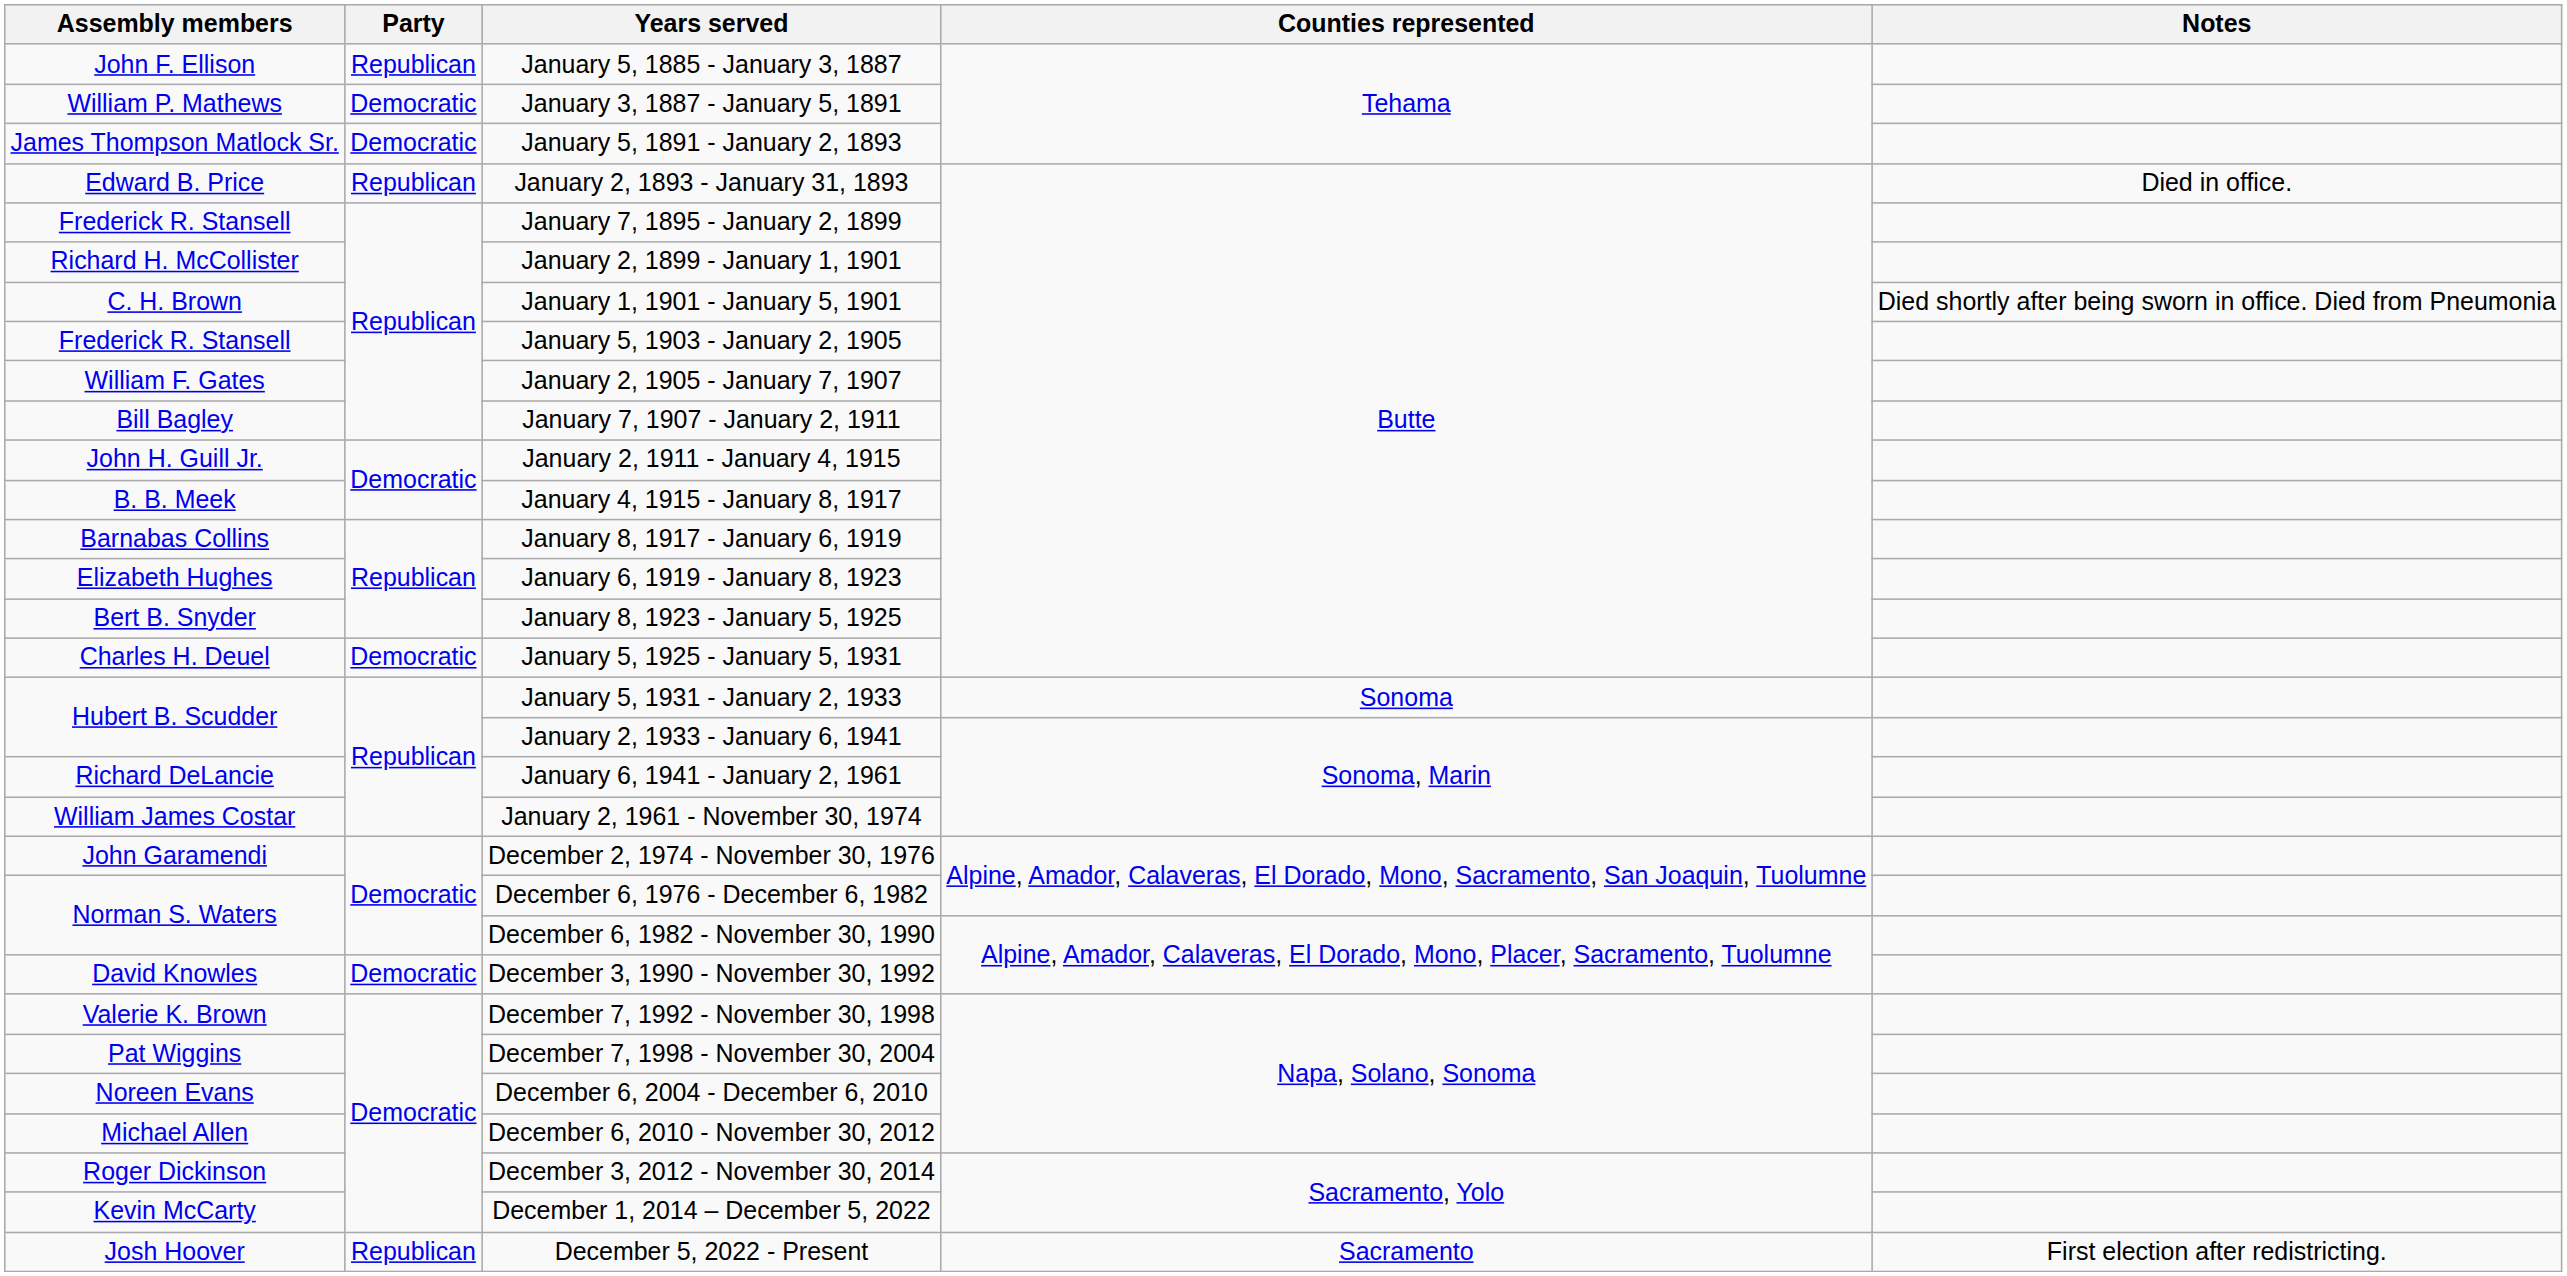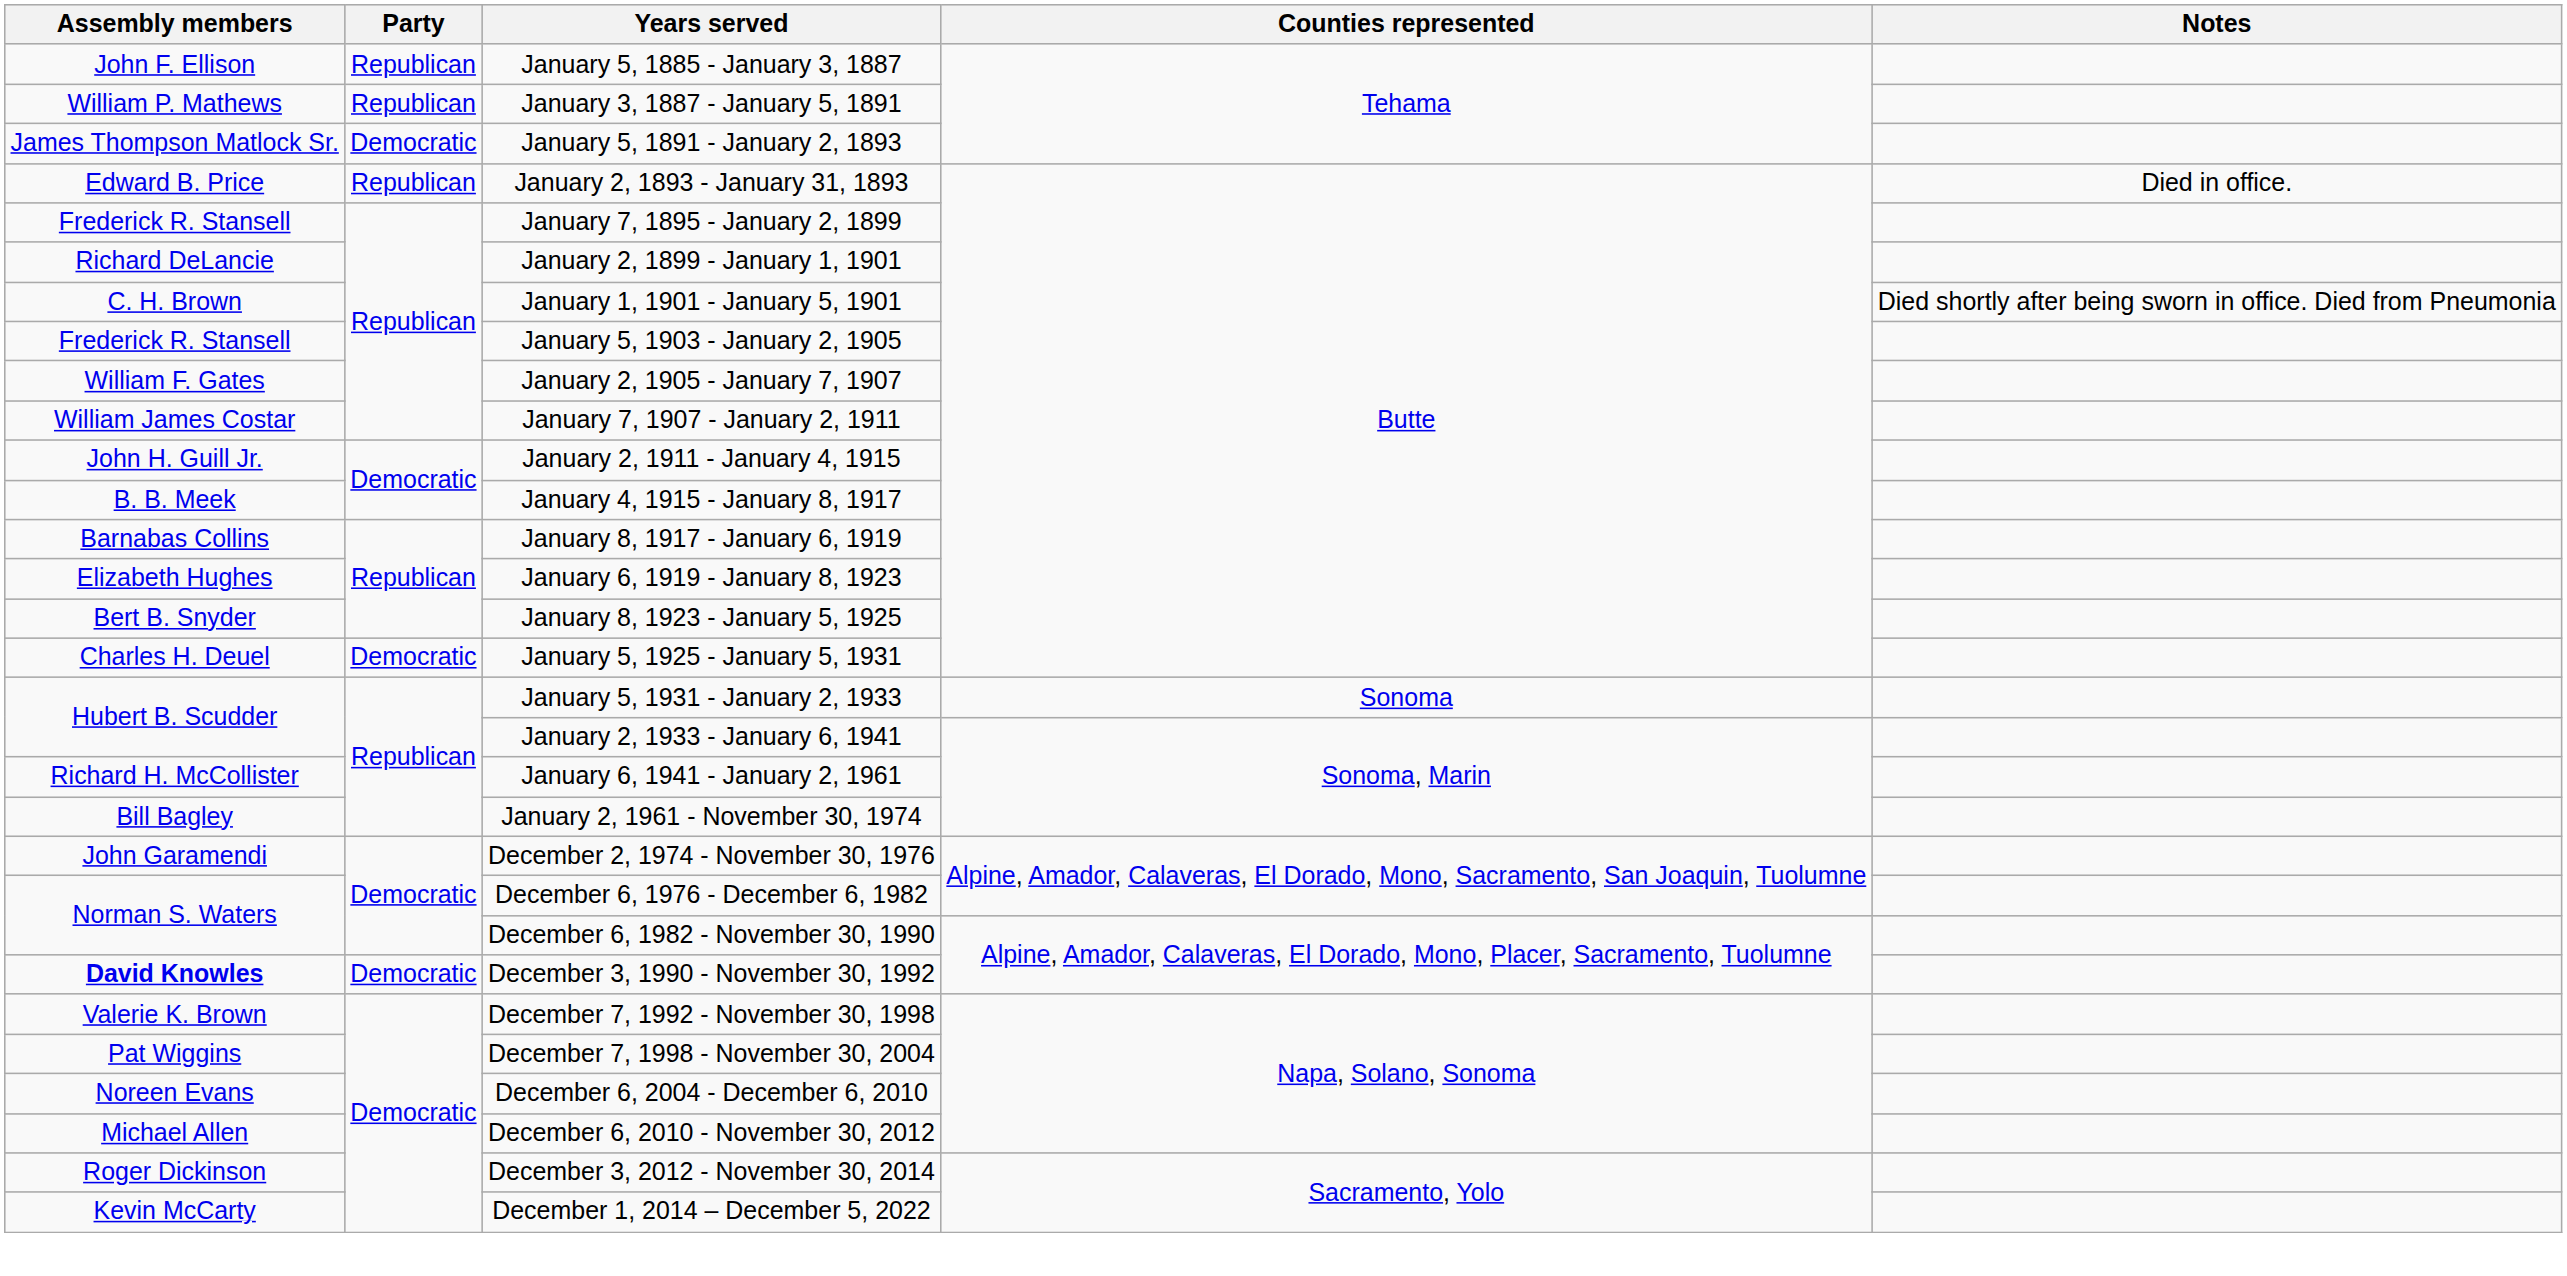(413, 103) Democratic -> (413, 103) Republican
(175, 261) Richard H. McCollister -> (175, 261) Richard DeLancie
(175, 420) Bill Bagley -> (175, 420) William James Costar
(175, 776) Richard DeLancie -> (175, 776) Richard H. McCollister
(175, 815) William James Costar -> (175, 815) Bill Bagley
(175, 974) normal -> (175, 974) bold
- row: (711, 1251)
